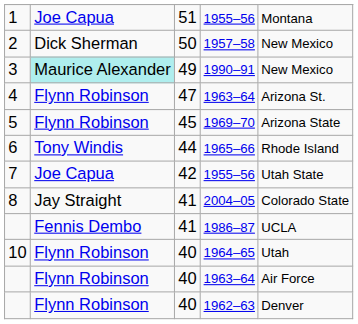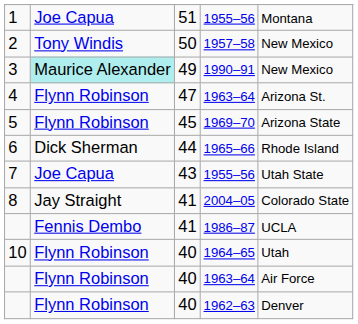(86, 43) Dick Sherman -> (79, 43) Tony Windis
(79, 148) Tony Windis -> (86, 148) Dick Sherman
(187, 174) 42 -> (187, 174) 43
